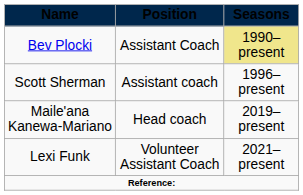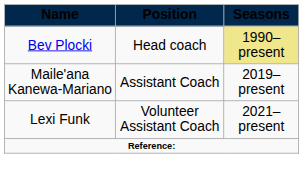(170, 44) Assistant Coach -> (170, 44) Head coach
- row: (60, 82)
(170, 119) Head coach -> (170, 82) Assistant Coach
